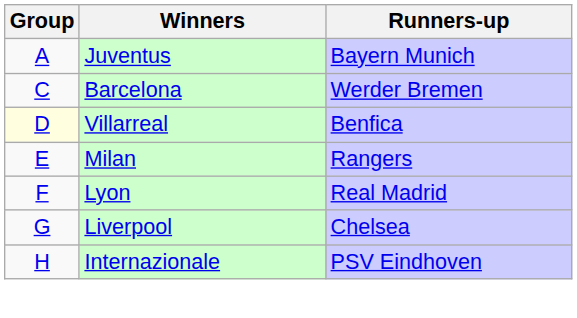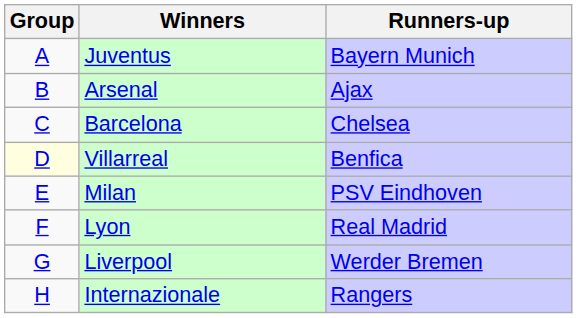+ row: (121, 90)
(407, 90) Werder Bremen -> (370, 124) Chelsea
(371, 158) Rangers -> (406, 192) PSV Eindhoven
(370, 227) Chelsea -> (407, 261) Werder Bremen
(406, 261) PSV Eindhoven -> (371, 295) Rangers
